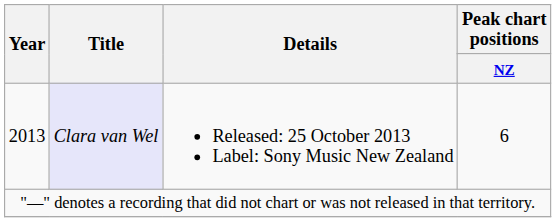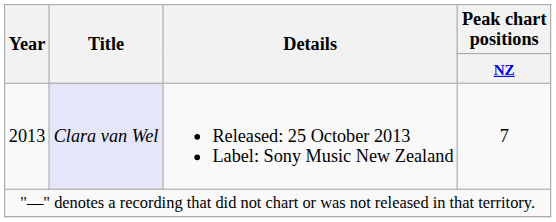(504, 136) 6 -> (504, 136) 7
